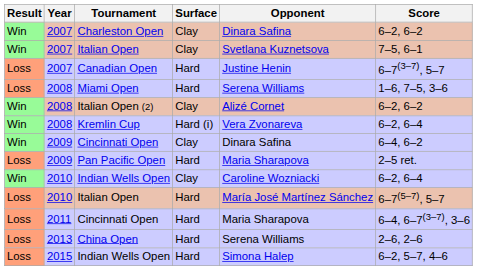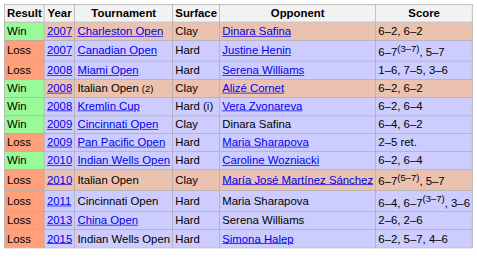- row: (60, 49)
(187, 178) Clay -> (188, 160) Hard
(188, 198) Hard -> (187, 180) Clay
